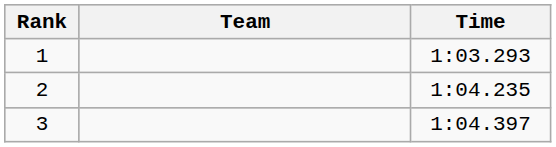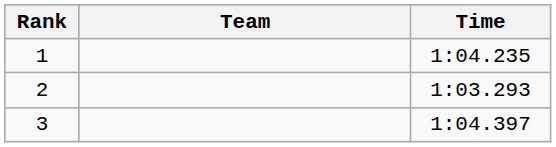(480, 56) 1:03.293 -> (480, 56) 1:04.235
(480, 90) 1:04.235 -> (480, 90) 1:03.293
